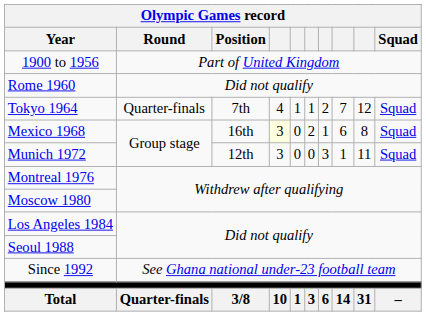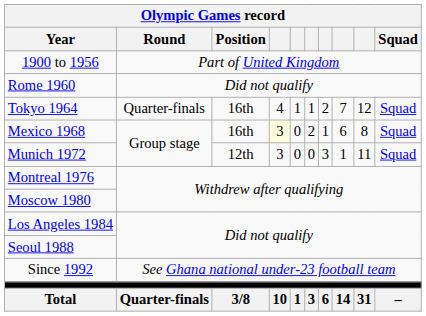(241, 108) 7th -> (241, 108) 16th
